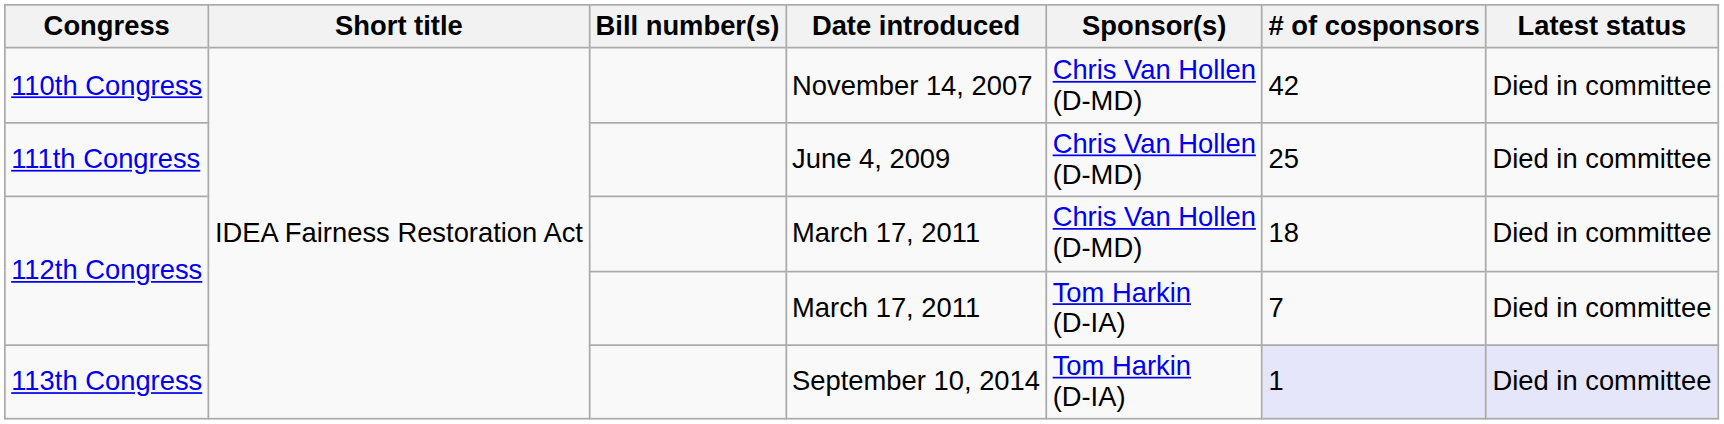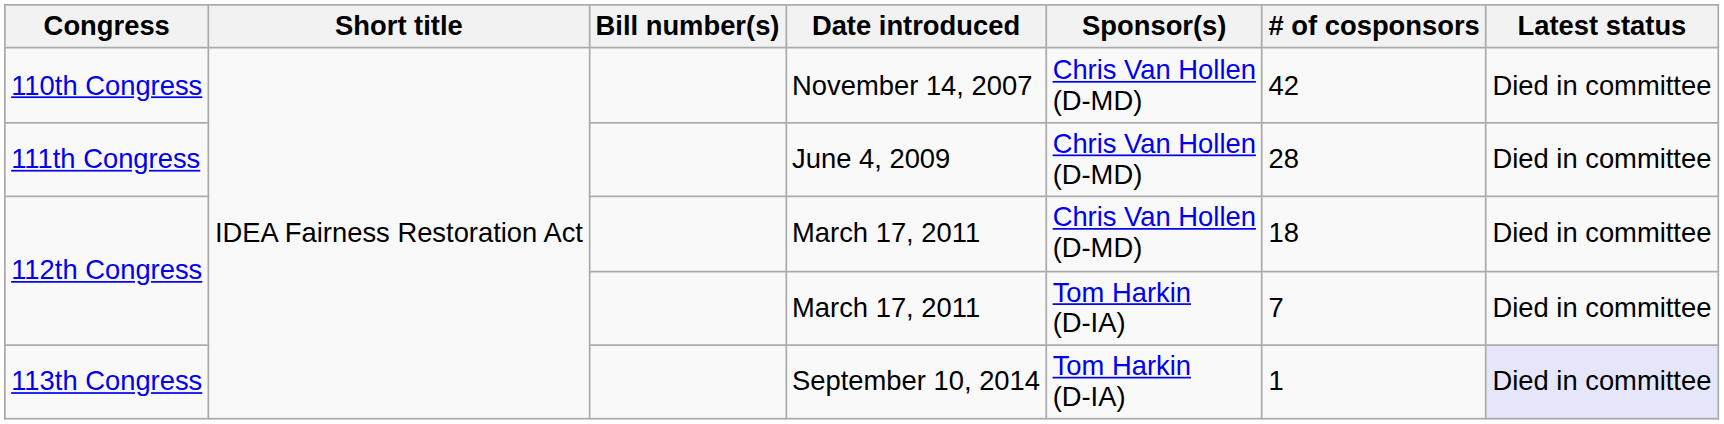(1284, 159) 25 -> (1284, 159) 28
(1276, 381) lavender background -> (1276, 381) no background
